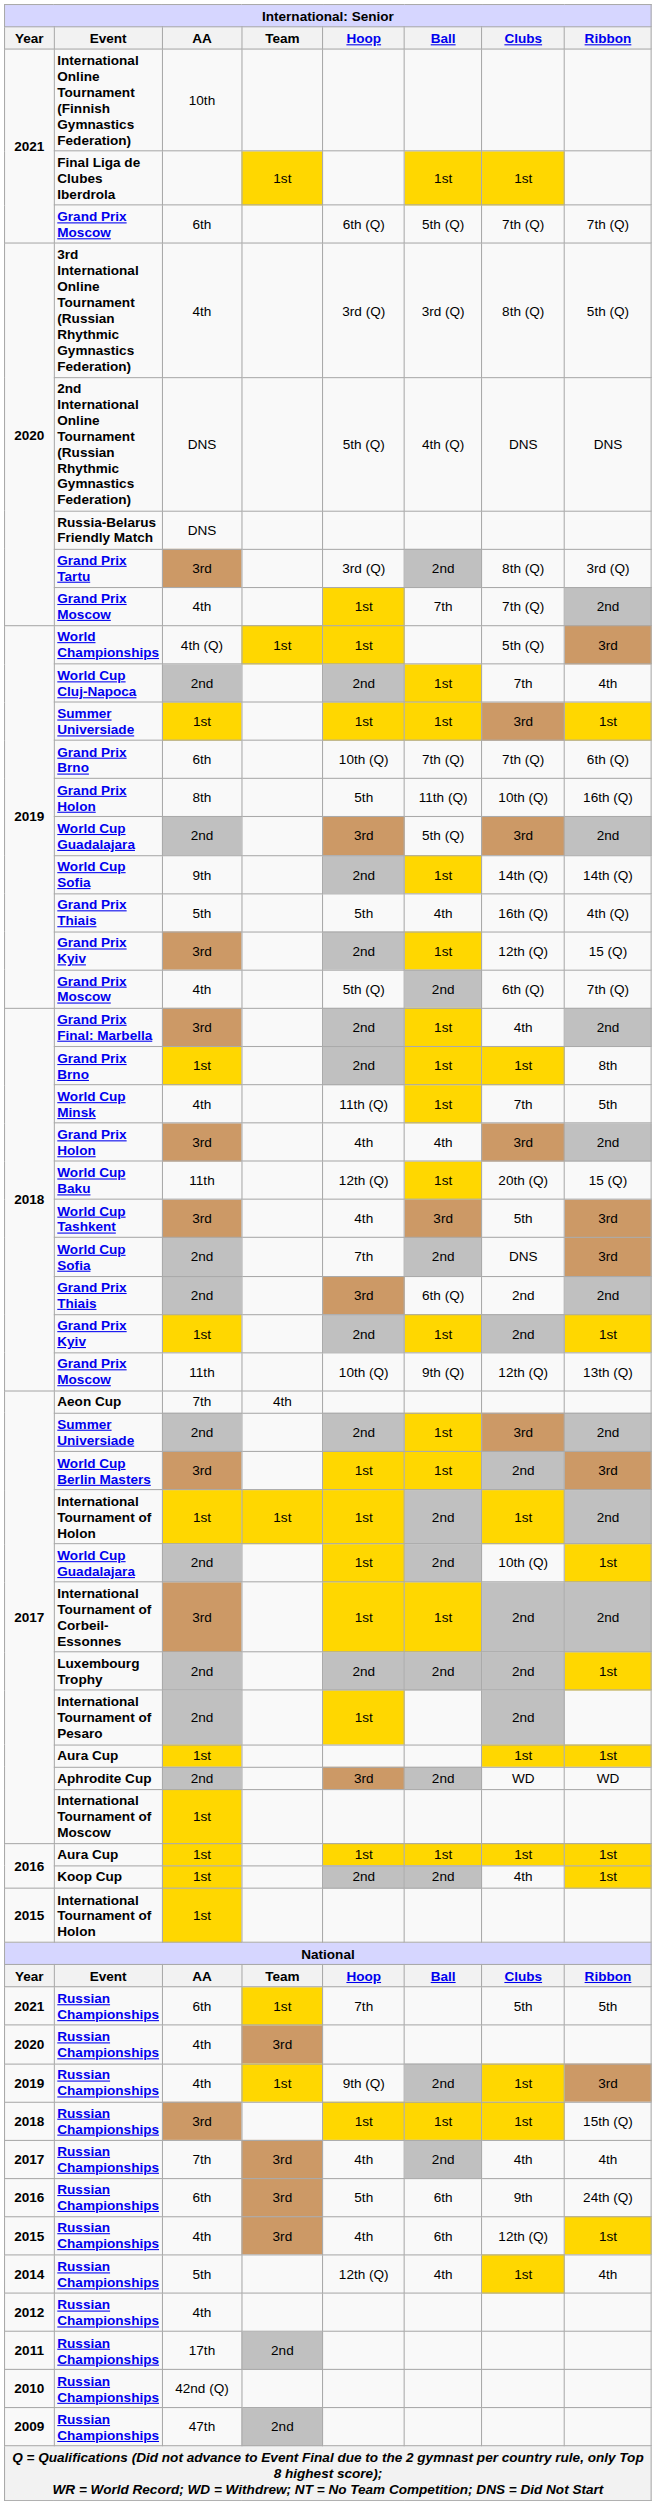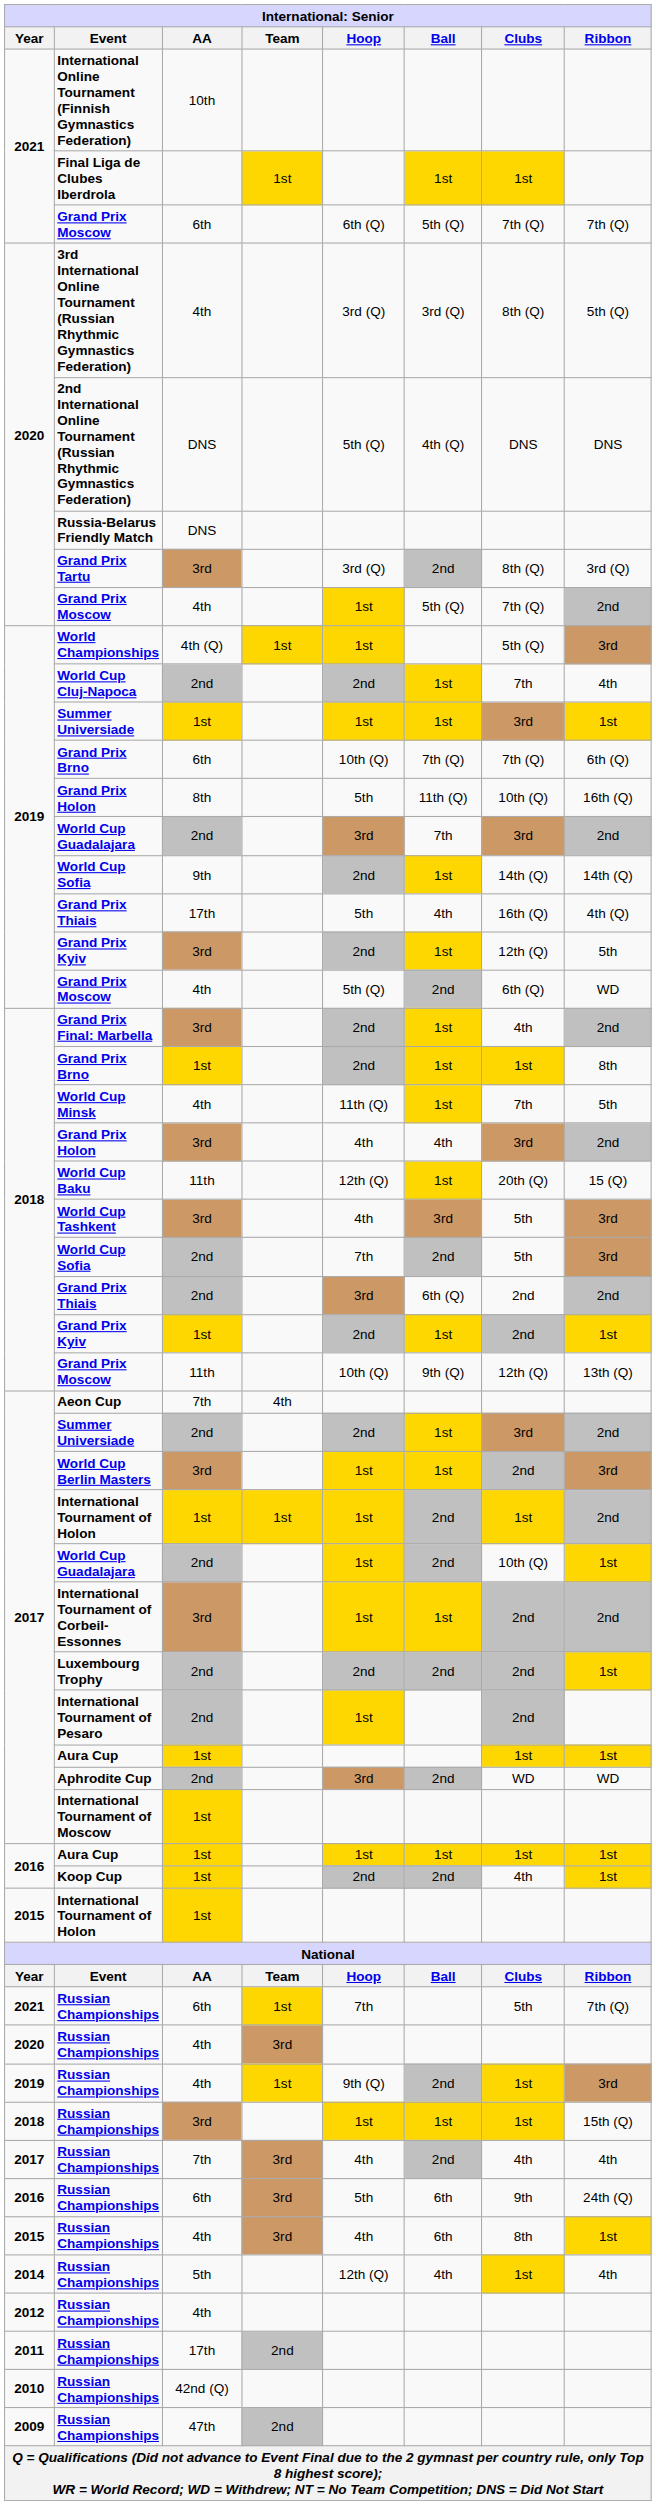(443, 606) 7th -> (443, 606) 5th (Q)
(443, 836) 5th (Q) -> (443, 836) 7th
(202, 912) 5th -> (202, 912) 17th
(608, 951) 15 (Q) -> (608, 951) 5th
(608, 989) 7th (Q) -> (608, 989) WD
(523, 1257) DNS -> (523, 1257) 5th
(608, 2006) 5th -> (608, 2006) 7th (Q)
(523, 2236) 12th (Q) -> (523, 2236) 8th
